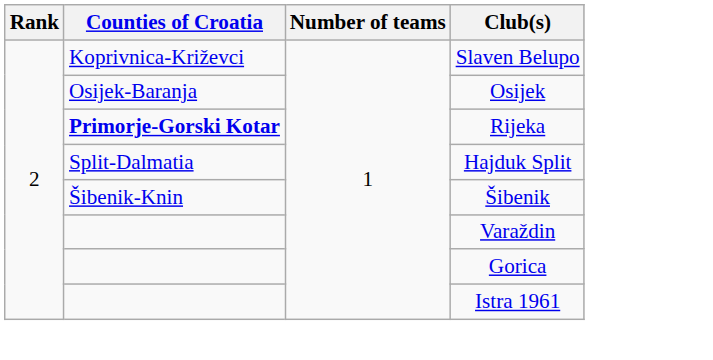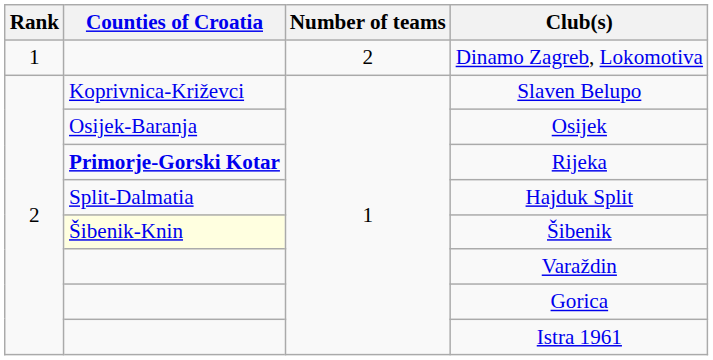+ row: (579, 57)
(126, 196) no background -> (126, 231) lightyellow background
